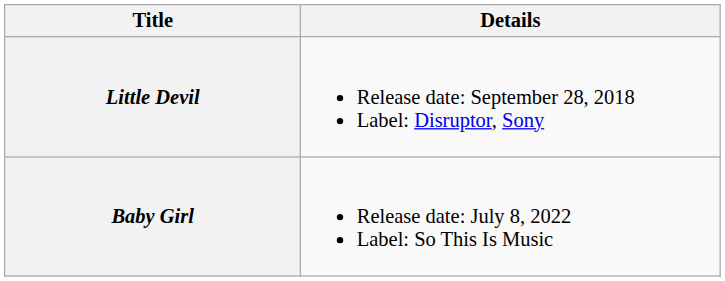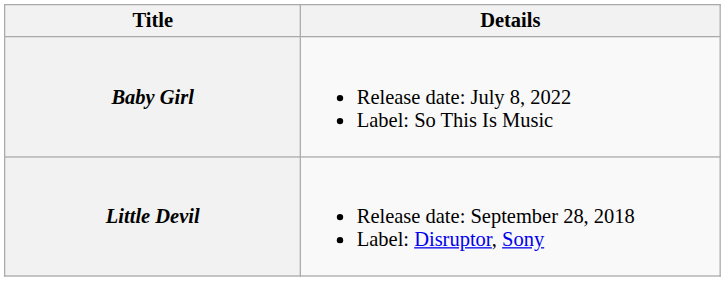rows swapped: (153, 96) <-> (153, 216)
